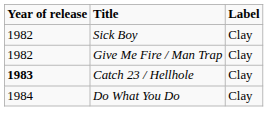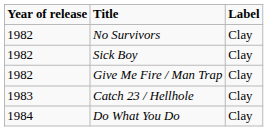+ row: (127, 34)
(20, 75) bold -> (20, 95) normal
